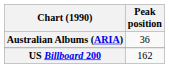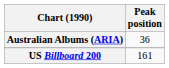(145, 55) 162 -> (145, 55) 161
